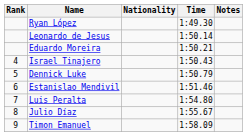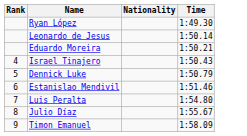- column: (228, 11)
